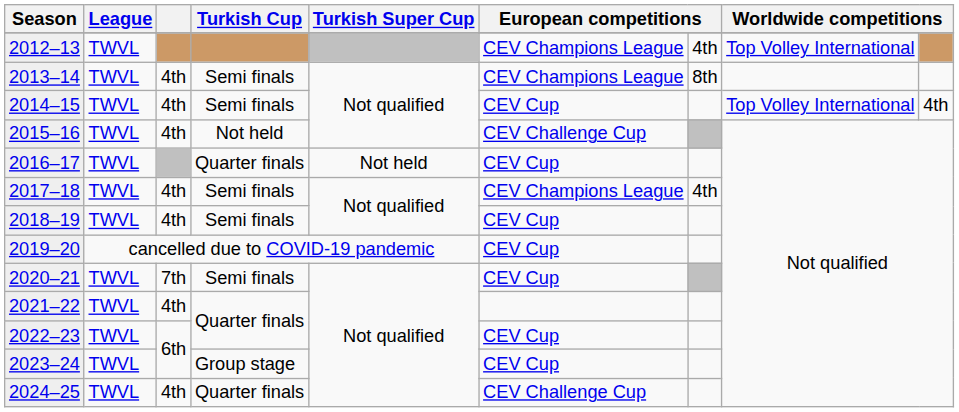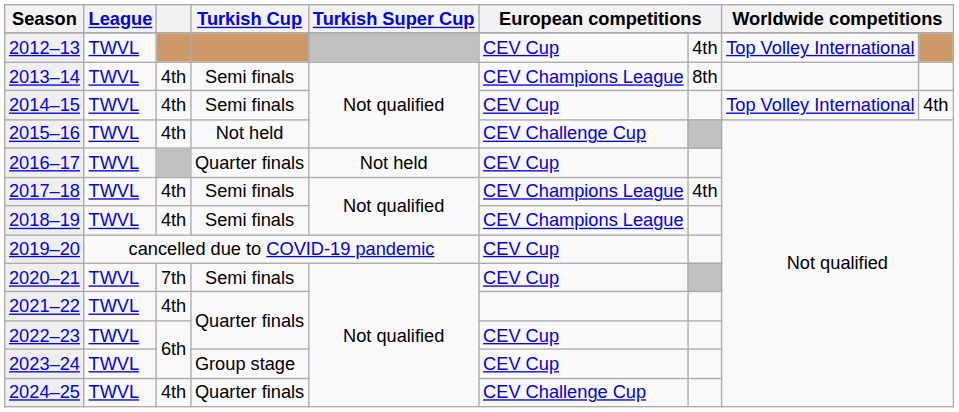(583, 47) CEV Champions League -> (521, 47) CEV Cup
(521, 220) CEV Cup -> (583, 220) CEV Champions League
